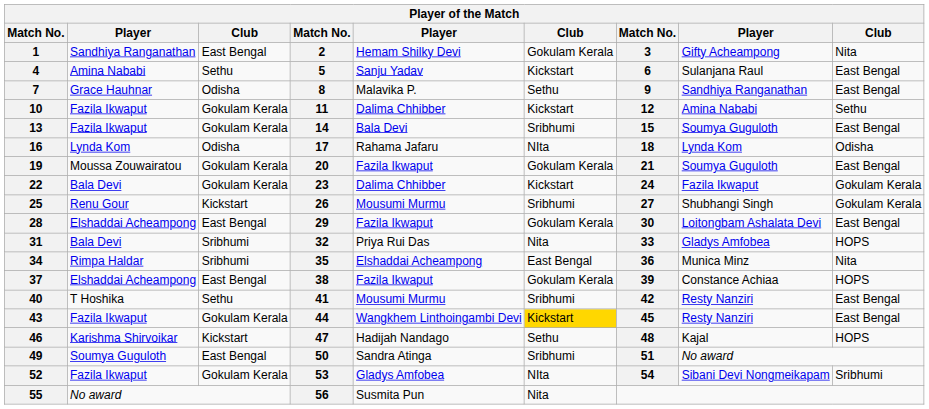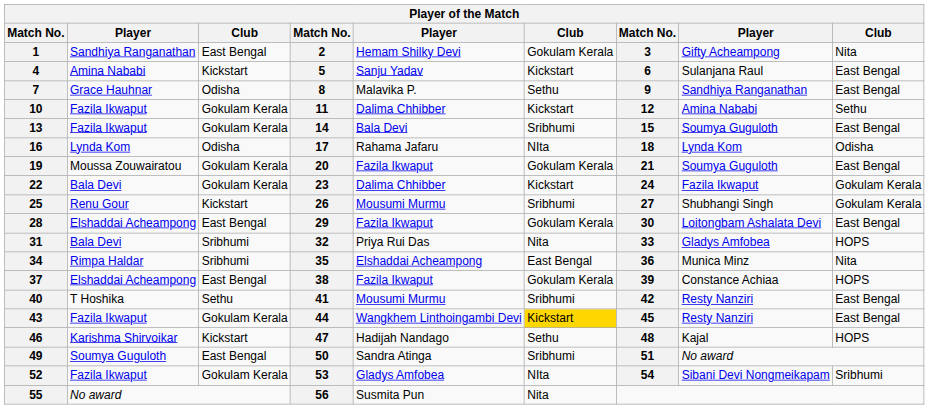(217, 71) Sethu -> (225, 71) Kickstart
